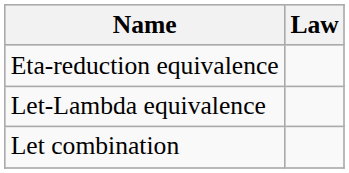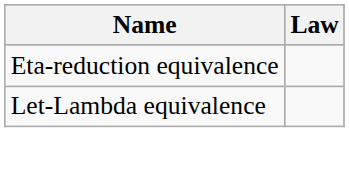- row: (95, 146)
